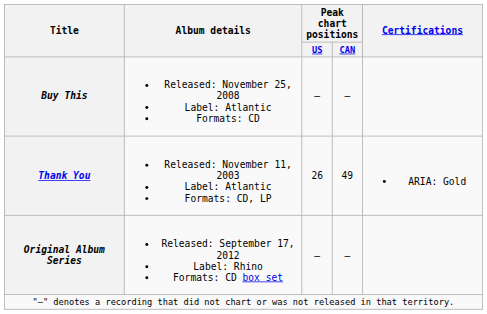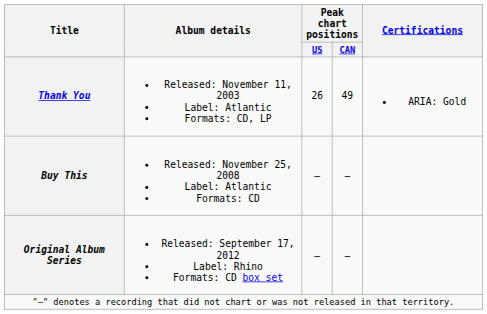rows swapped: (64, 176) <-> (64, 96)
